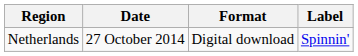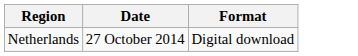- column: (325, 16)
